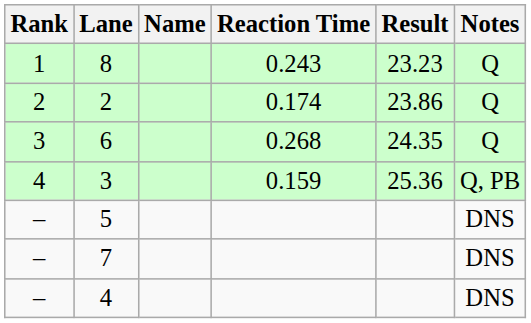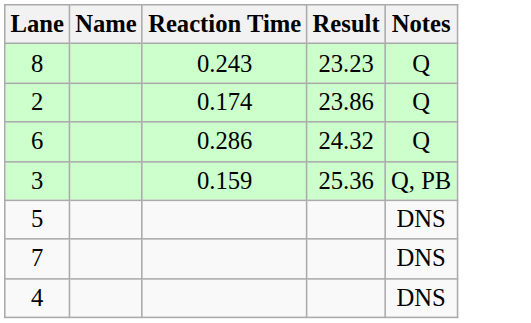- column: (39, 24)
(294, 141) 0.268 -> (225, 141) 0.286
(415, 141) 24.35 -> (346, 141) 24.32
